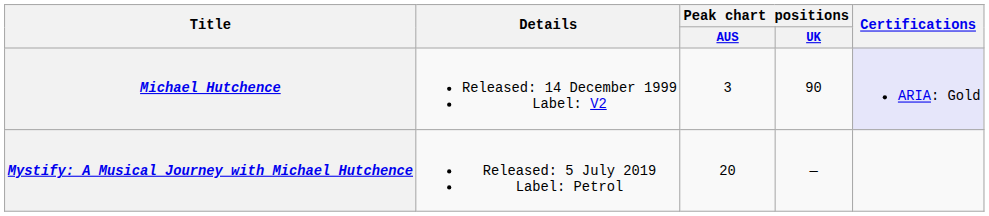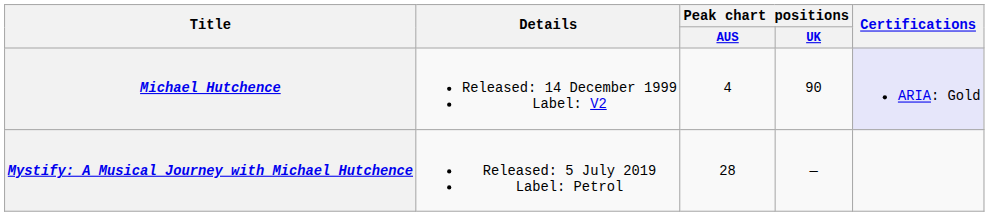(728, 89) 3 -> (728, 89) 4
(728, 171) 20 -> (728, 171) 28
